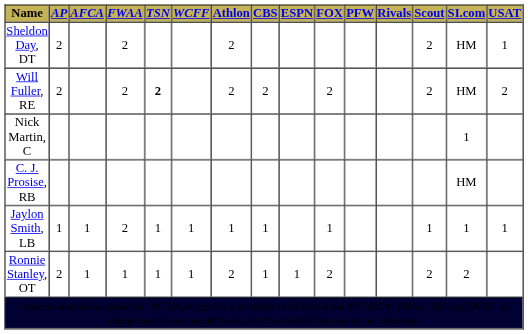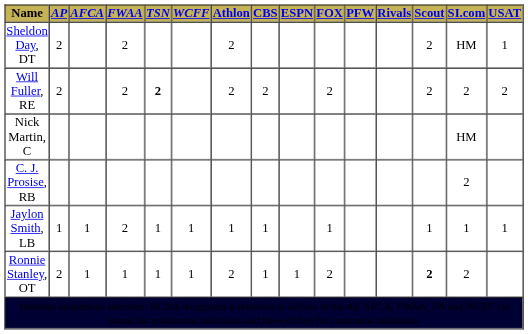(466, 91) HM -> (466, 91) 2
(466, 136) 1 -> (466, 136) HM
(466, 182) HM -> (466, 182) 2
(429, 274) normal -> (429, 274) bold
